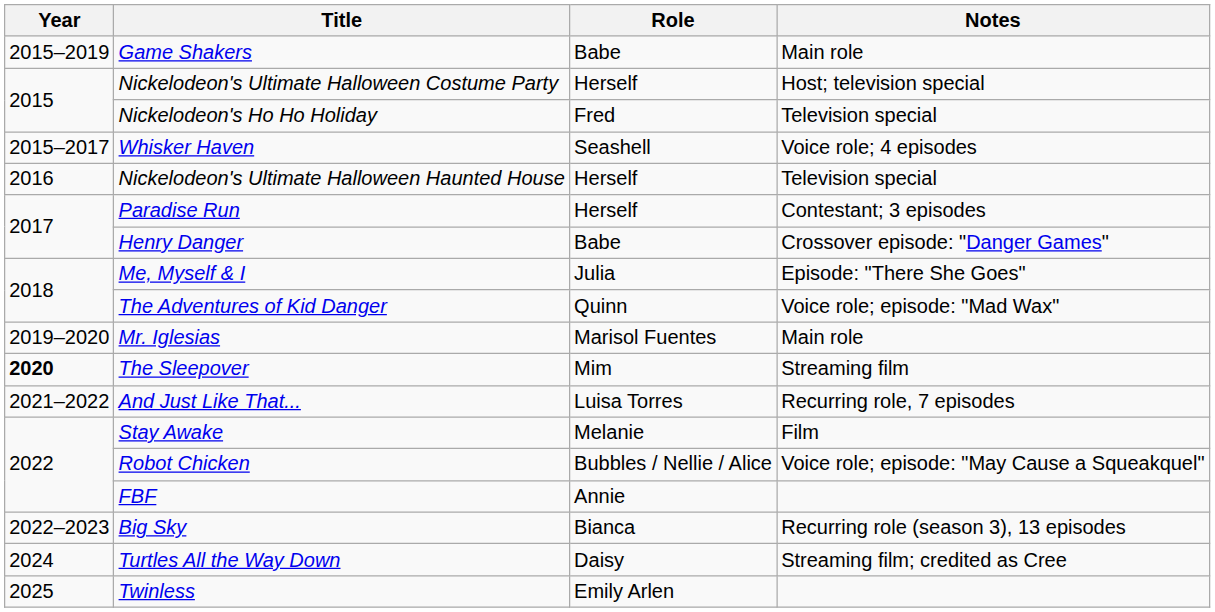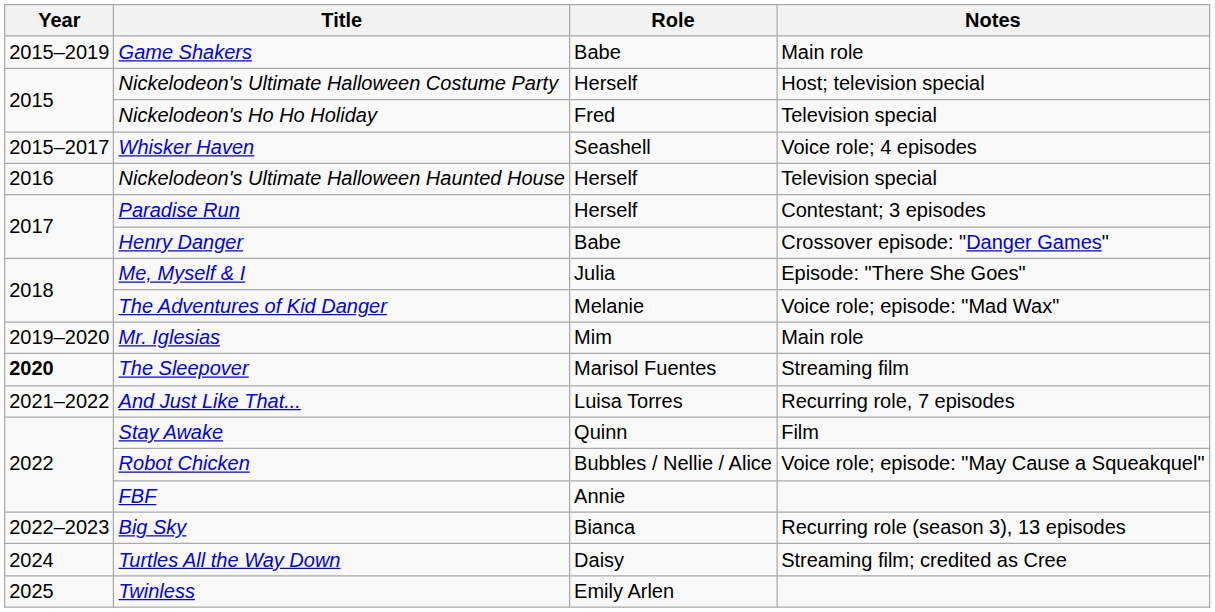(601, 305) Quinn -> (609, 305) Melanie
(645, 337) Marisol Fuentes -> (593, 337) Mim
(593, 369) Mim -> (645, 369) Marisol Fuentes
(609, 432) Melanie -> (601, 432) Quinn
